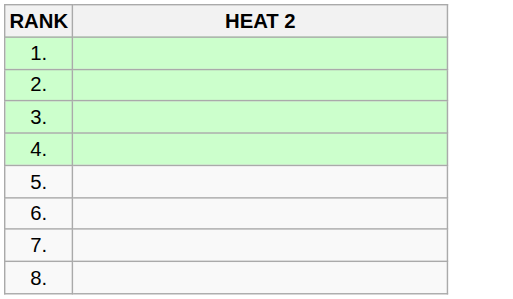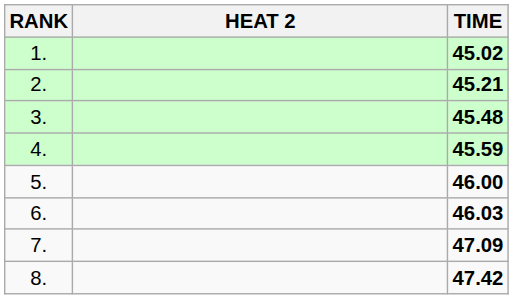+ column: (478, 21)
